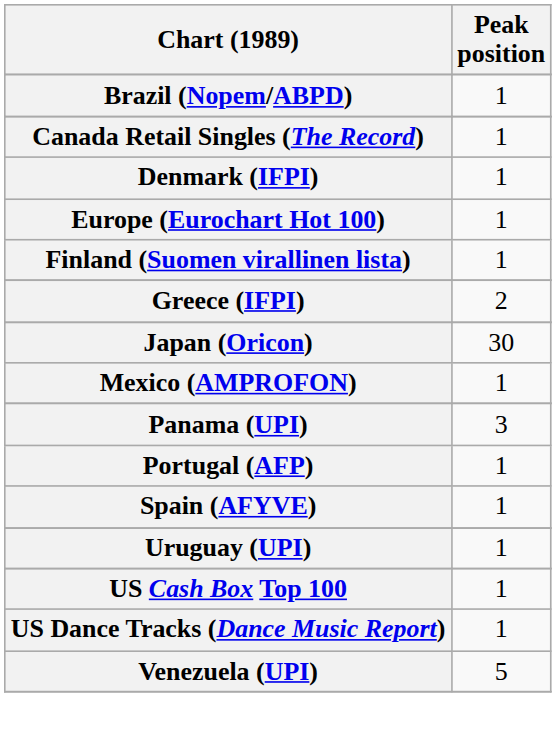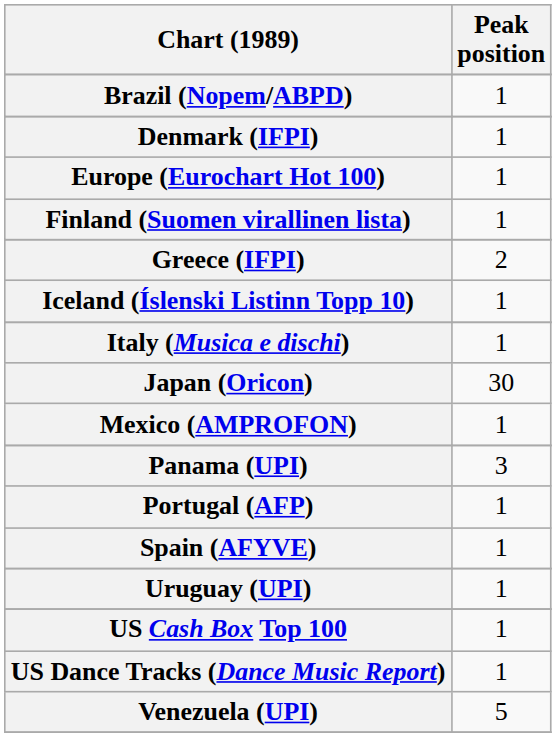- row: (228, 136)
+ row: (228, 300)
+ row: (228, 341)
